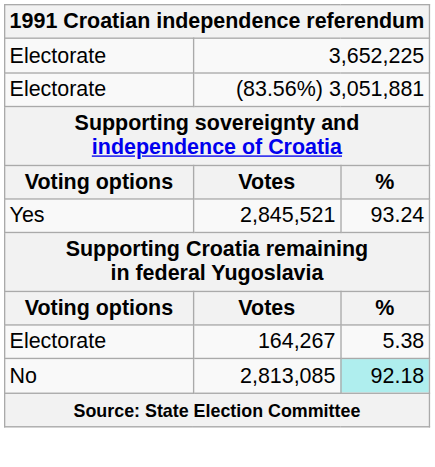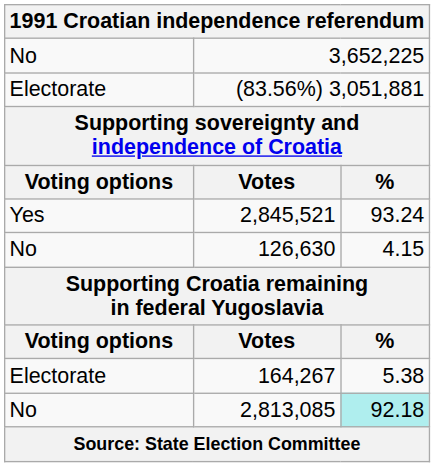(58, 55) Electorate -> (23, 55) No
+ row: (297, 249)
